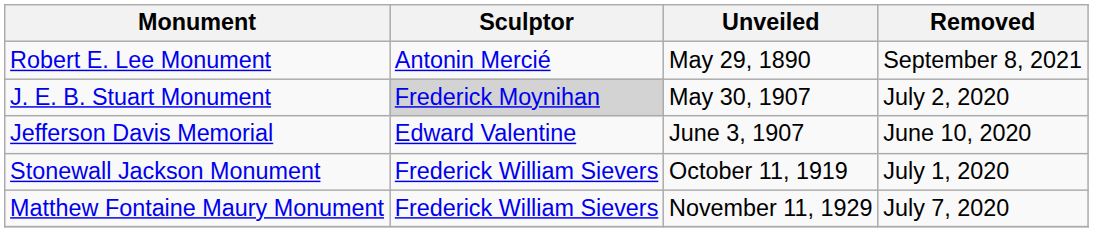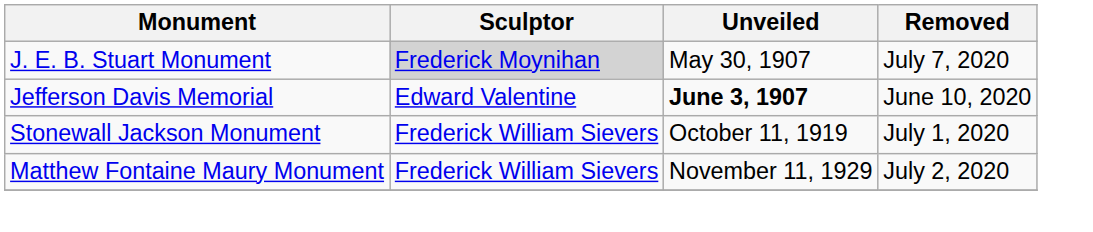- row: (141, 60)
(946, 97) July 2, 2020 -> (946, 60) July 7, 2020
(737, 134) normal -> (739, 97) bold
(946, 208) July 7, 2020 -> (946, 171) July 2, 2020
